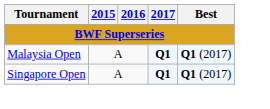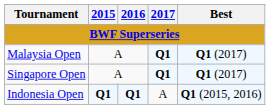+ row: (45, 94)
